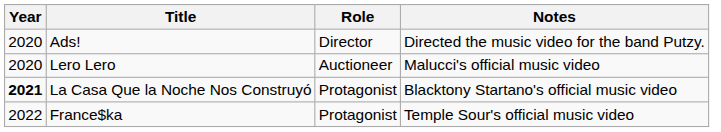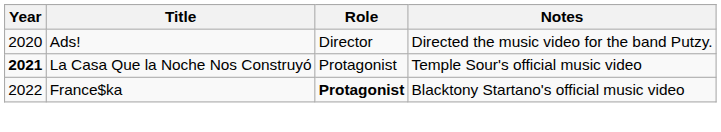- row: (83, 66)
(540, 90) Blacktony Startano's official music video -> (527, 66) Temple Sour's official music video
(358, 114) normal -> (362, 90) bold
(519, 114) Temple Sour's official music video -> (548, 90) Blacktony Startano's official music video
